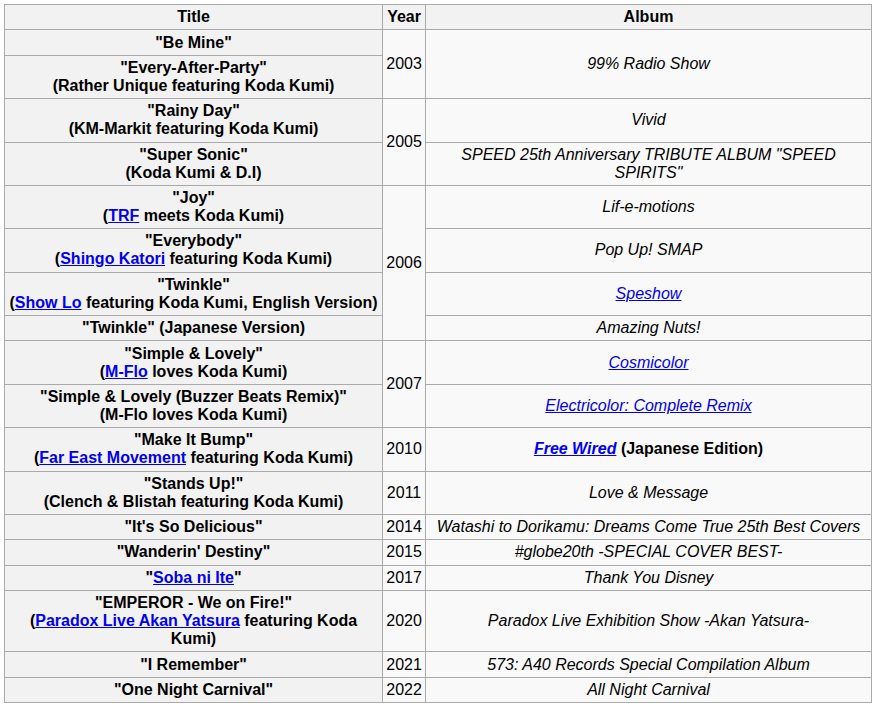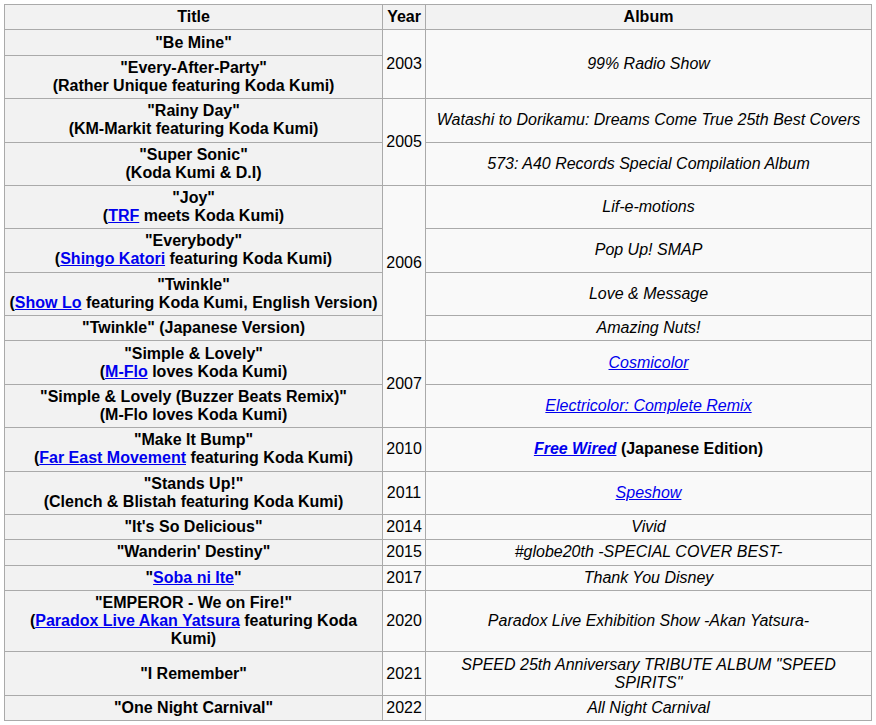(649, 120) Vivid -> (648, 120) Watashi to Dorikamu: Dreams Come True 25th Best Covers
(649, 163) SPEED 25th Anniversary TRIBUTE ALBUM "SPEED SPIRITS" -> (649, 163) 573: A40 Records Special Compilation Album
(649, 293) Speshow -> (648, 293) Love & Message
(648, 492) Love & Message -> (649, 492) Speshow
(648, 527) Watashi to Dorikamu: Dreams Come True 25th Best Covers -> (649, 527) Vivid
(649, 664) 573: A40 Records Special Compilation Album -> (649, 673) SPEED 25th Anniversary TRIBUTE ALBUM "SPEED SPIRITS"
